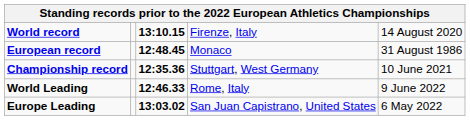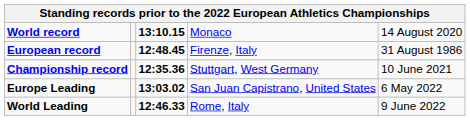(223, 32) Firenze, Italy -> (211, 32) Monaco
(211, 50) Monaco -> (223, 50) Firenze, Italy
rows swapped: (48, 87) <-> (51, 106)
